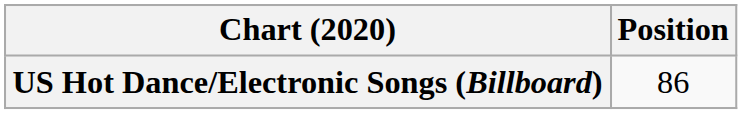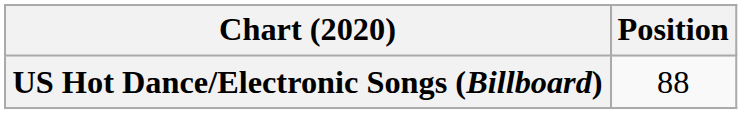(673, 81) 86 -> (673, 81) 88
